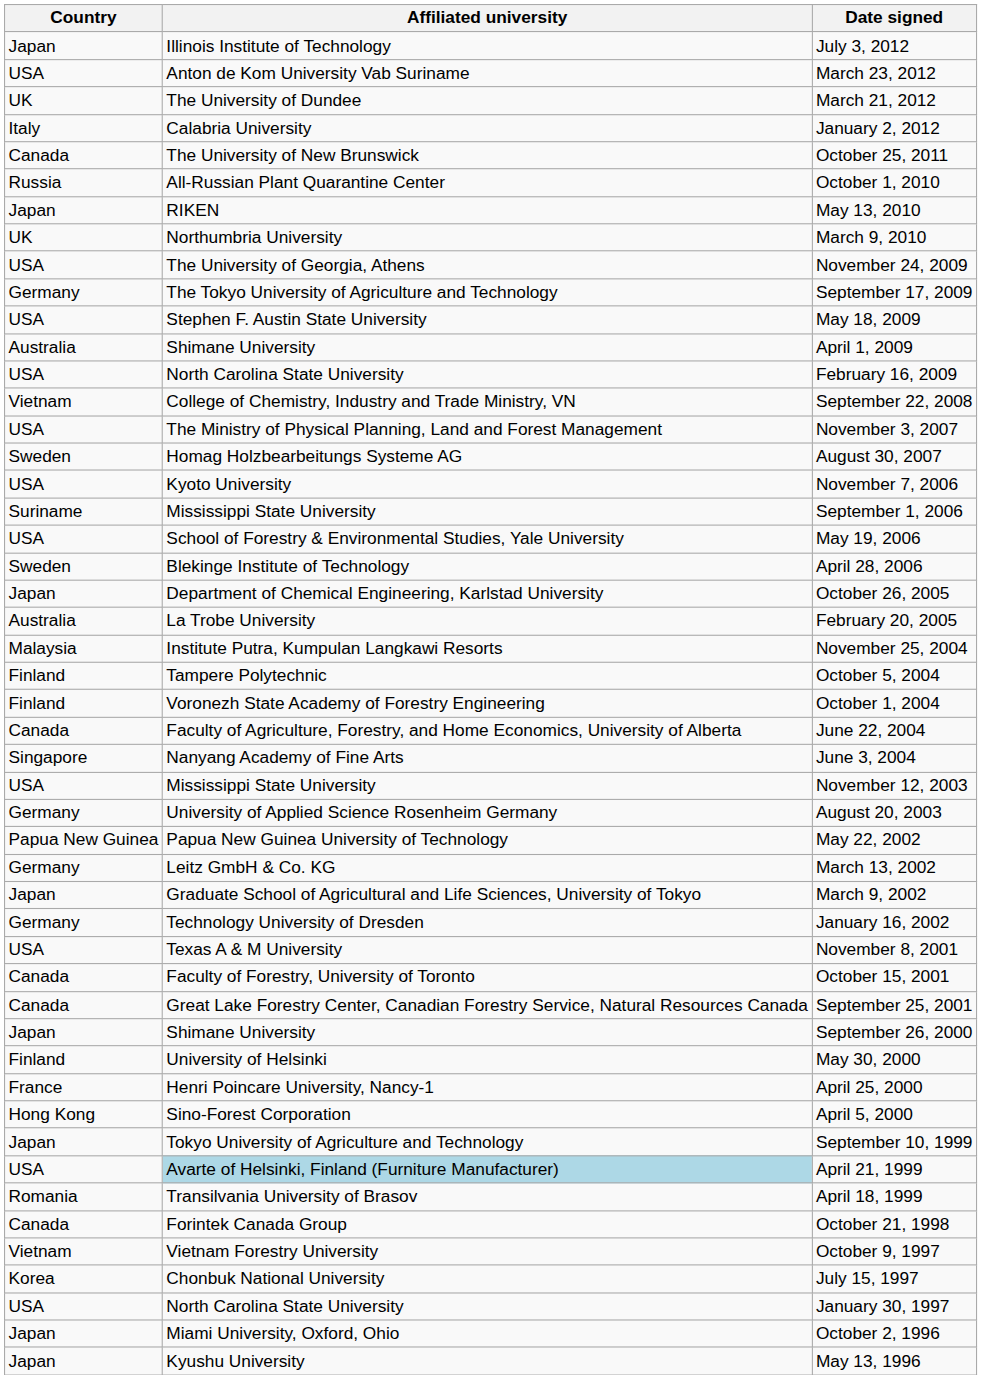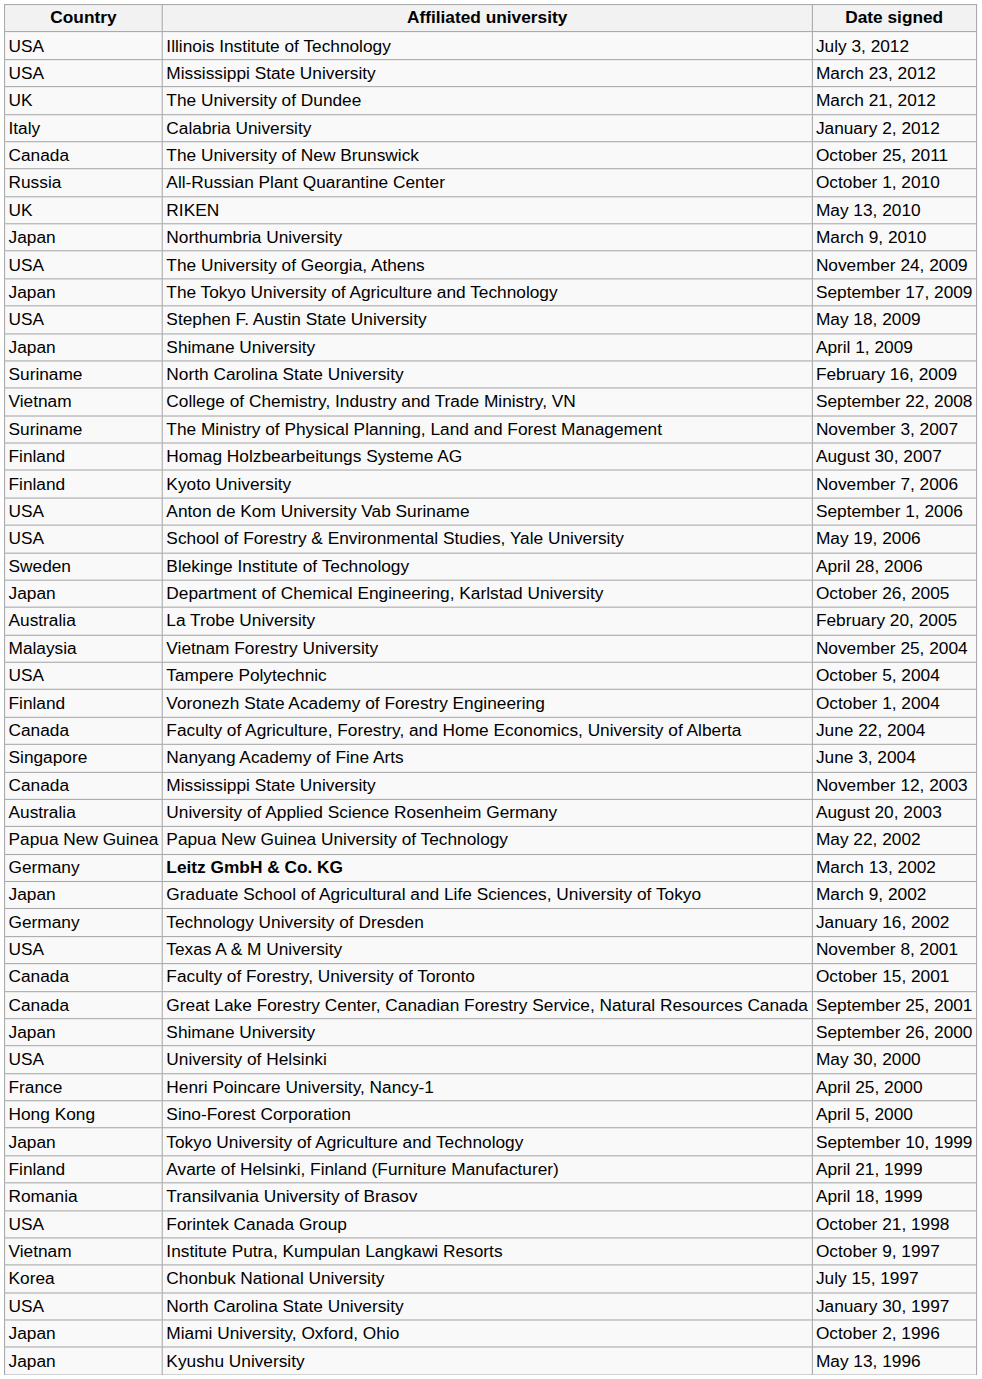(32, 45) Japan -> (26, 45) USA
(318, 73) Anton de Kom University Vab Suriname -> (271, 73) Mississippi State University
(32, 210) Japan -> (21, 210) UK
(21, 237) UK -> (32, 237) Japan
(44, 292) Germany -> (32, 292) Japan
(42, 347) Australia -> (32, 347) Japan
(26, 374) USA -> (46, 374) Suriname
(26, 429) USA -> (46, 429) Suriname
(40, 456) Sweden -> (37, 456) Finland
(26, 484) USA -> (37, 484) Finland
(46, 511) Suriname -> (26, 511) USA
(271, 511) Mississippi State University -> (318, 511) Anton de Kom University Vab Suriname
(334, 648) Institute Putra, Kumpulan Langkawi Resorts -> (272, 648) Vietnam Forestry University
(37, 675) Finland -> (26, 675) USA
(26, 785) USA -> (39, 785) Canada
(44, 812) Germany -> (42, 812) Australia
(251, 867) normal -> (255, 867) bold
(37, 1059) Finland -> (26, 1059) USA
(26, 1169) USA -> (37, 1169) Finland
(363, 1169) lightblue background -> (363, 1169) no background
(39, 1224) Canada -> (26, 1224) USA
(272, 1251) Vietnam Forestry University -> (334, 1251) Institute Putra, Kumpulan Langkawi Resorts
